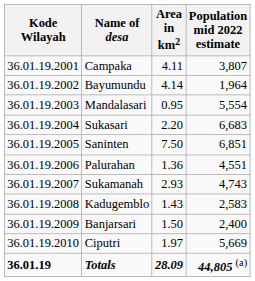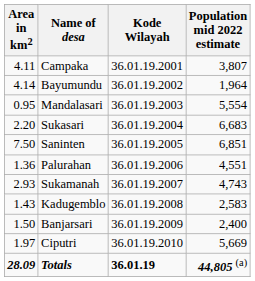columns swapped: (43, 30) <-> (169, 30)
